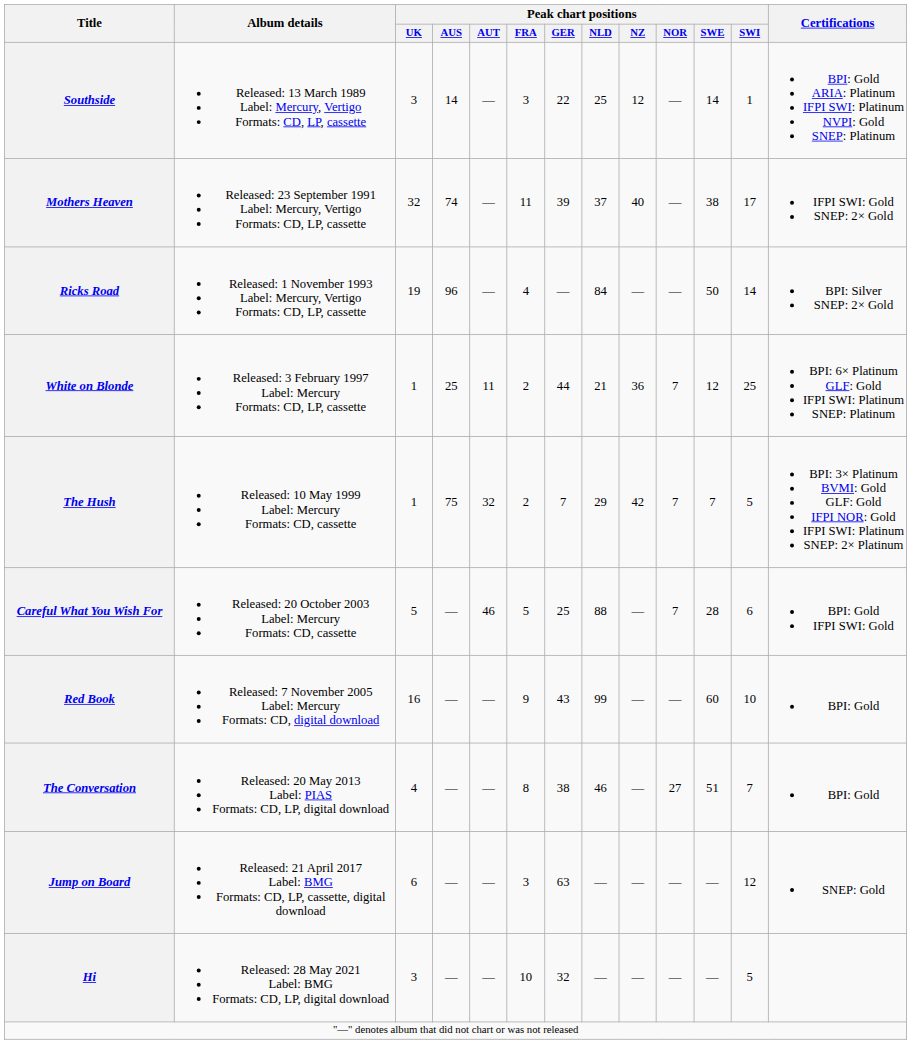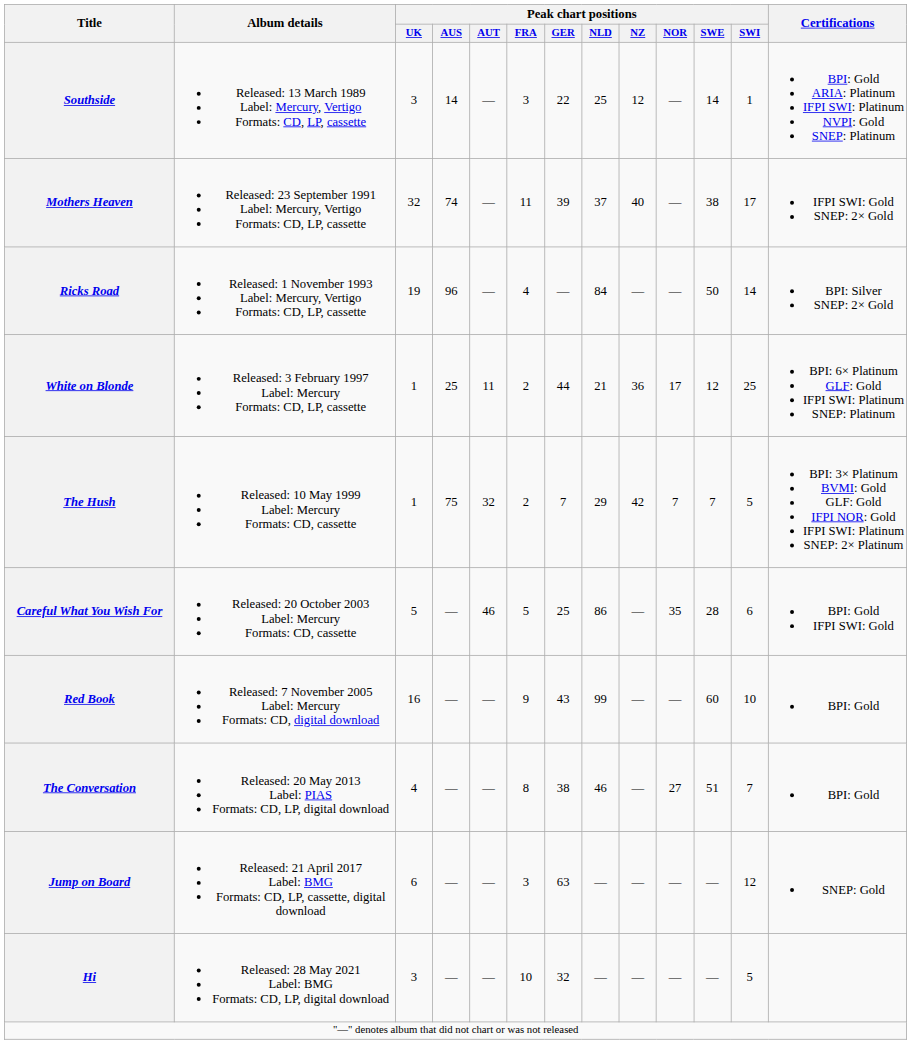(675, 385) 7 -> (675, 385) 17
(600, 611) 88 -> (600, 611) 86
(675, 611) 7 -> (675, 611) 35
